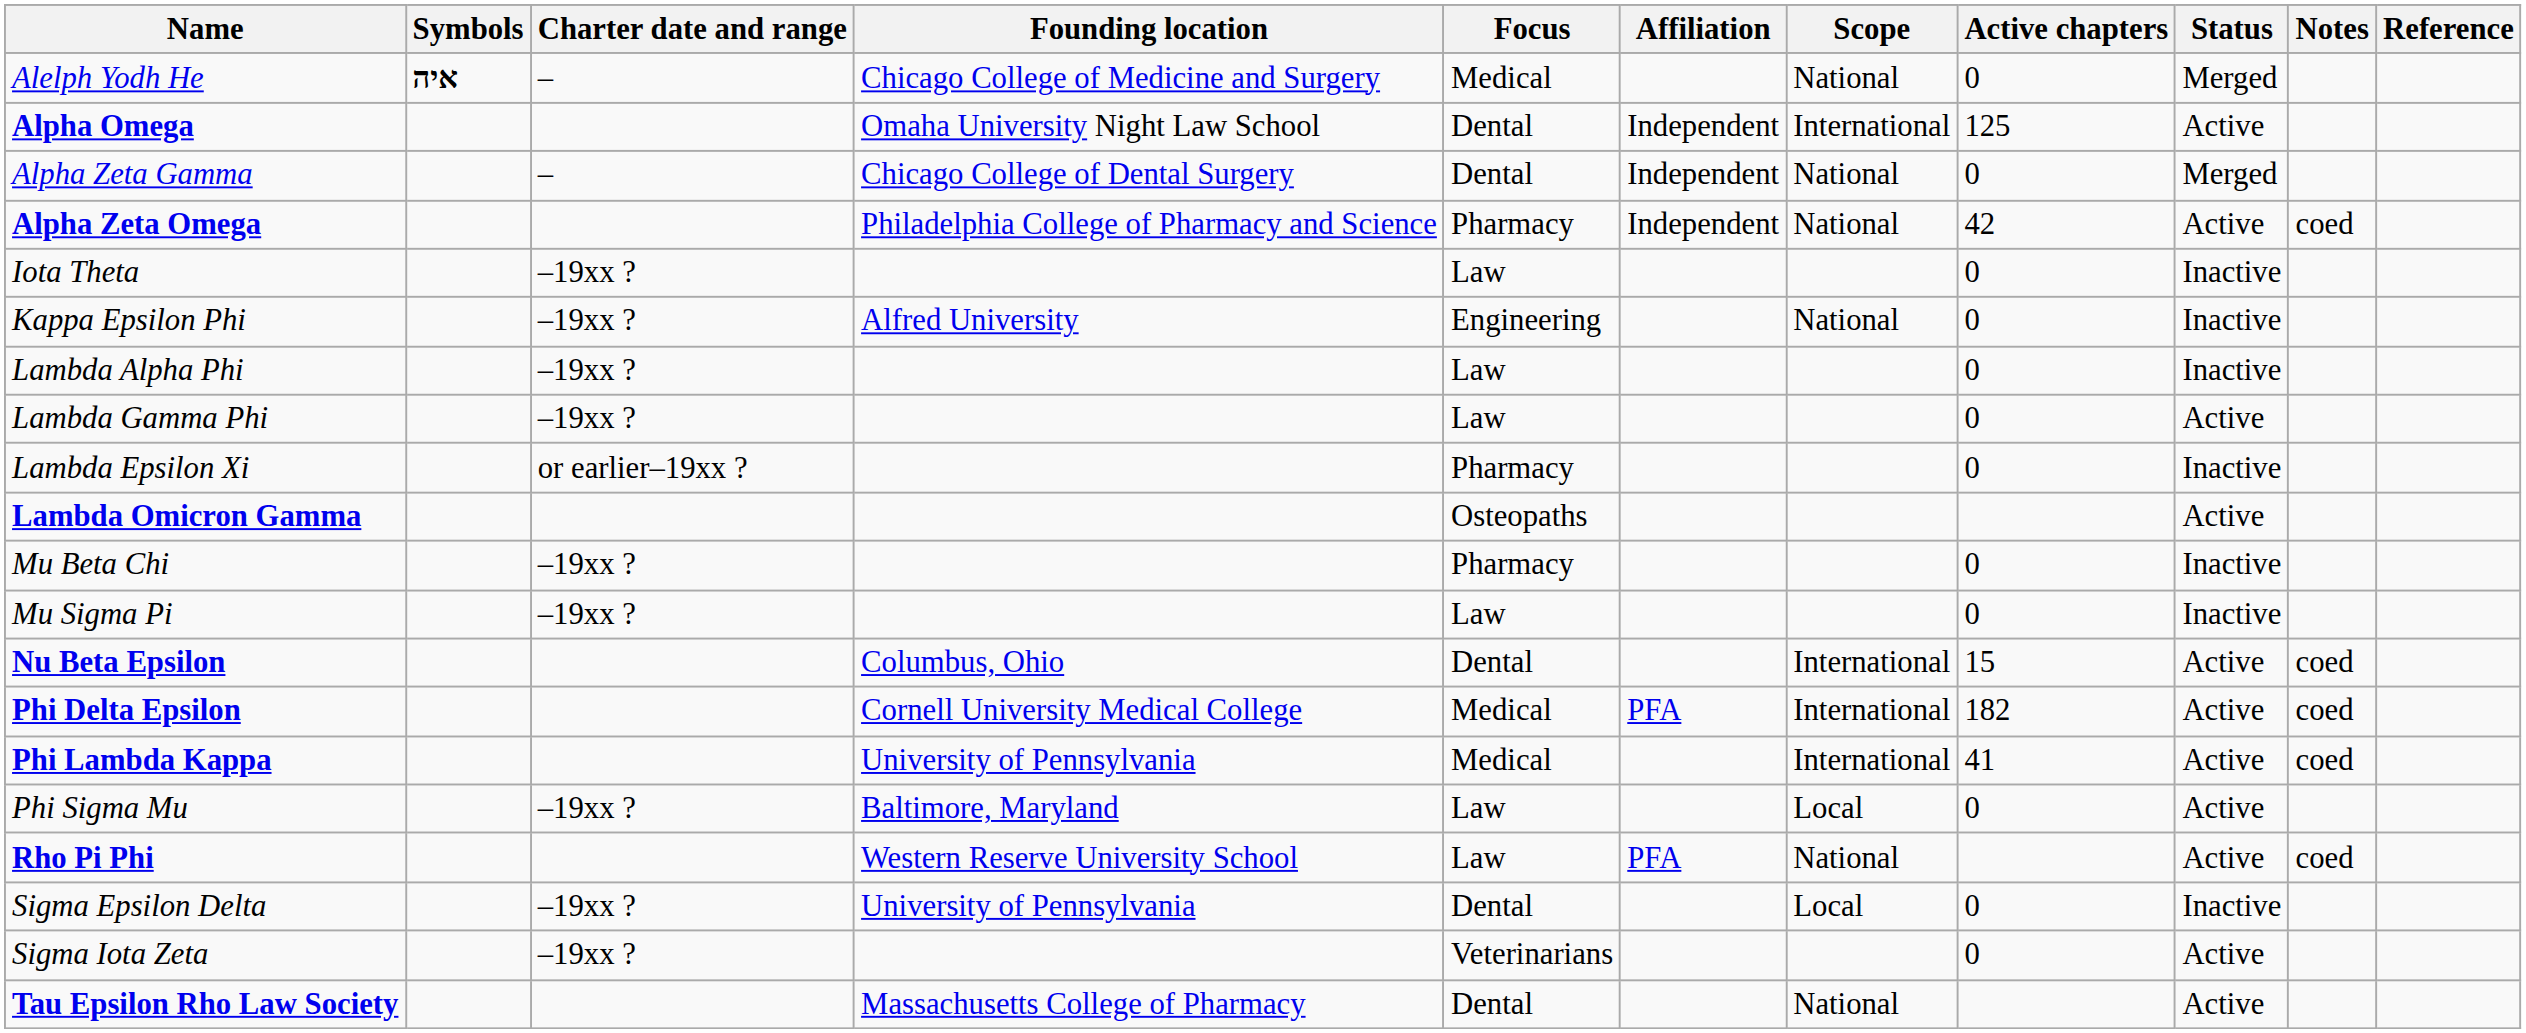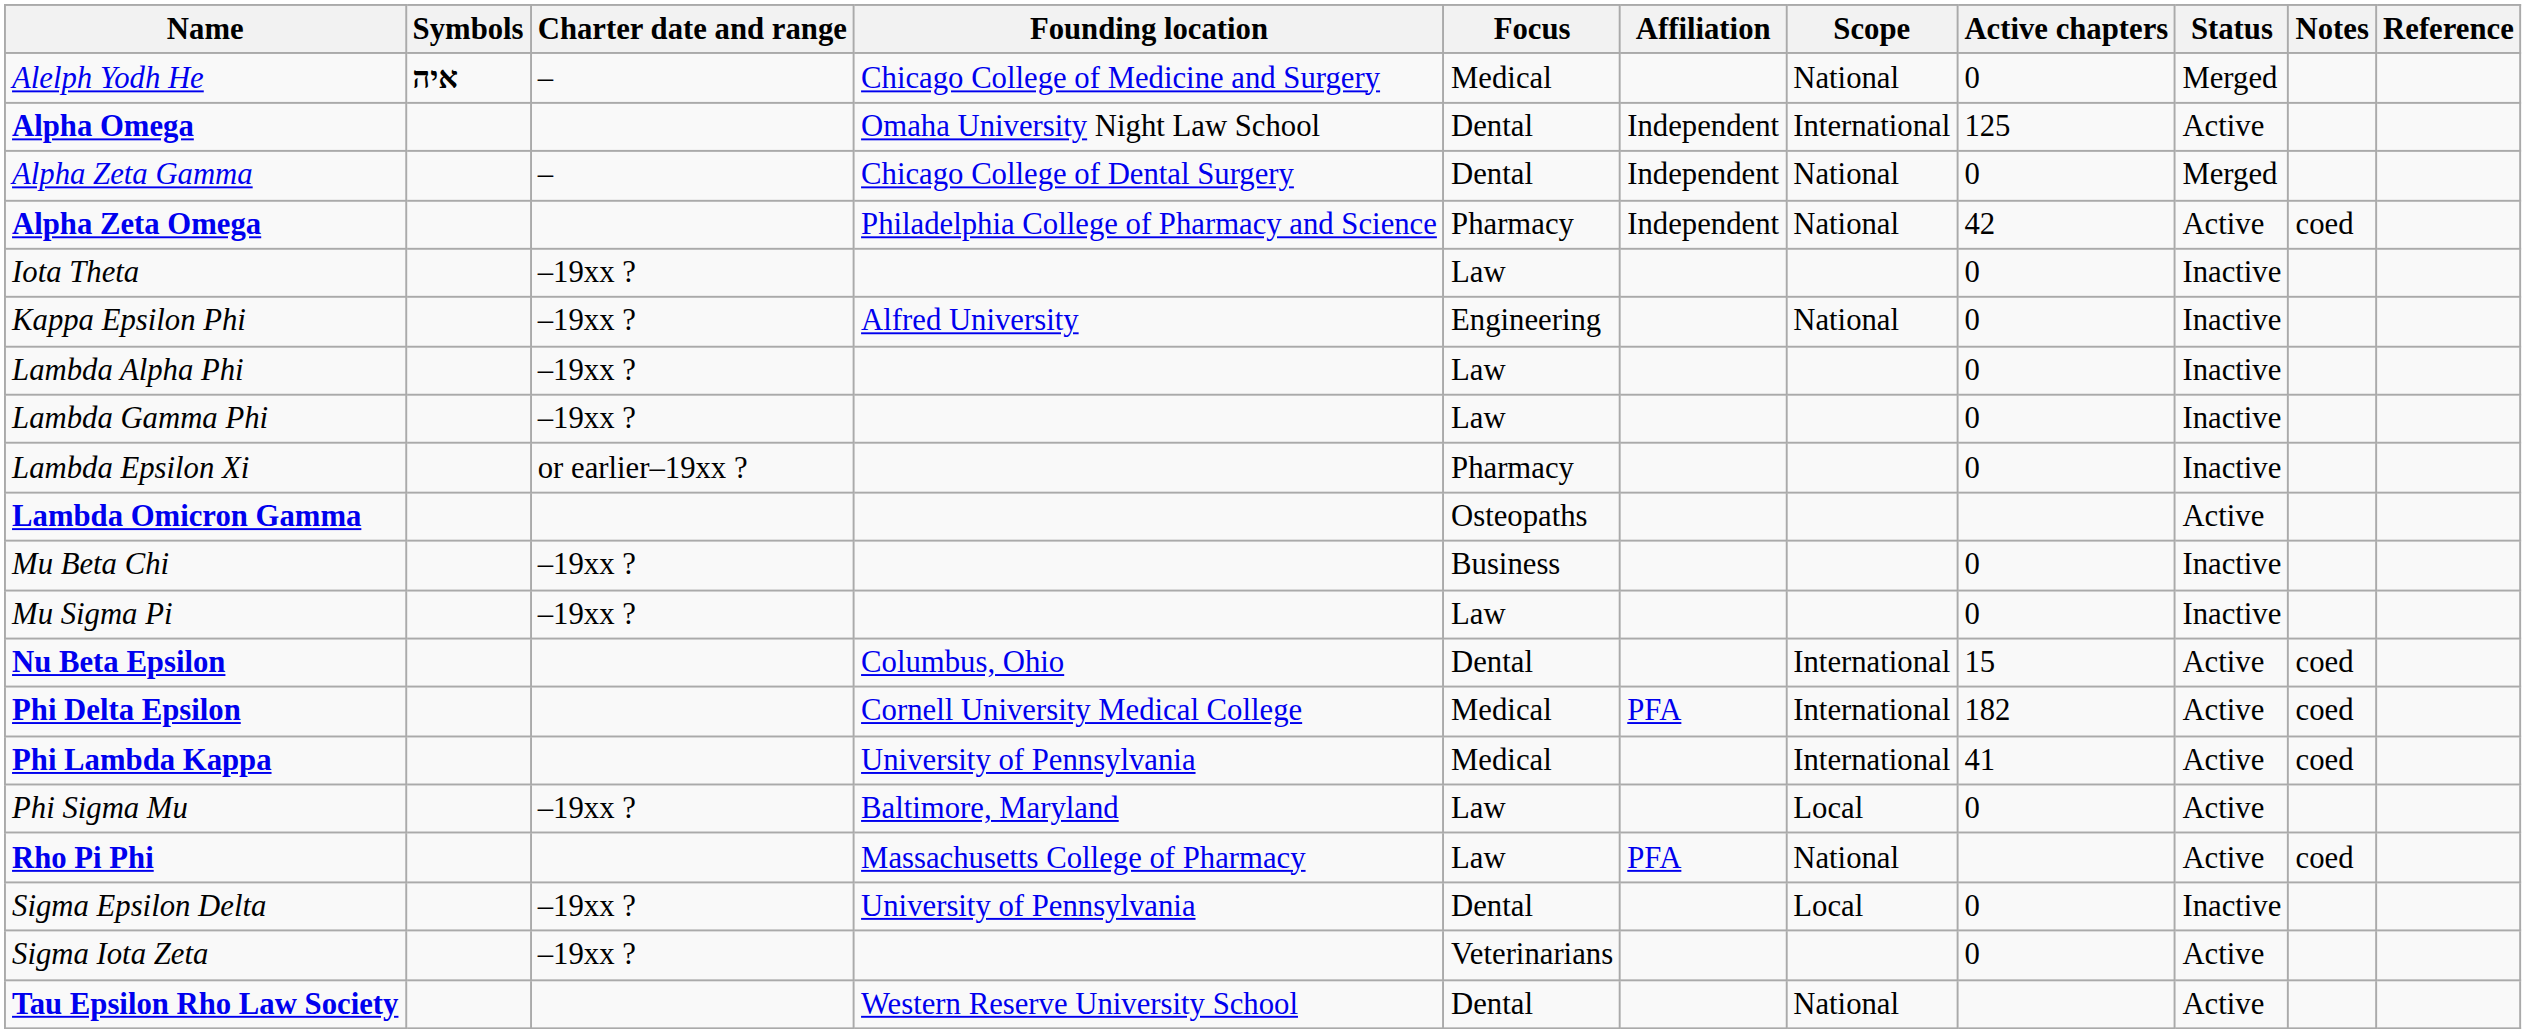(2223, 418) Active -> (2232, 418) Inactive
(1512, 564) Pharmacy -> (1506, 564) Business
(1080, 857) Western Reserve University School -> (1083, 857) Massachusetts College of Pharmacy
(1083, 1003) Massachusetts College of Pharmacy -> (1080, 1003) Western Reserve University School
